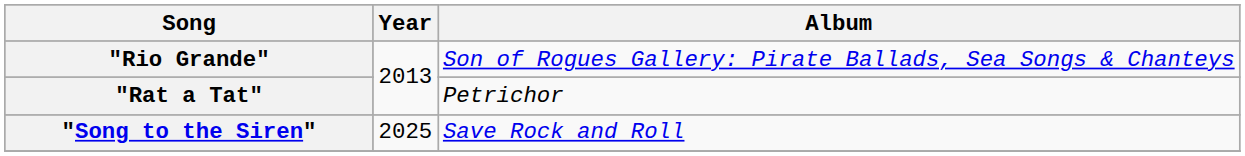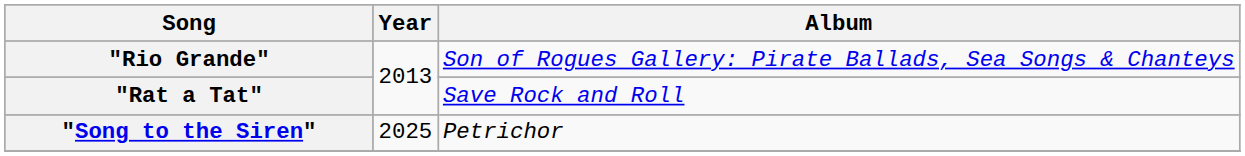(503, 96) Petrichor -> (564, 96) Save Rock and Roll
(564, 132) Save Rock and Roll -> (503, 132) Petrichor
